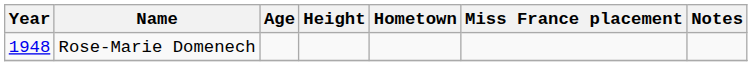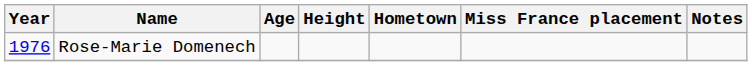(30, 47) 1948 -> (30, 47) 1976
